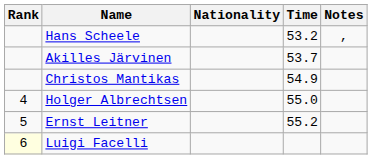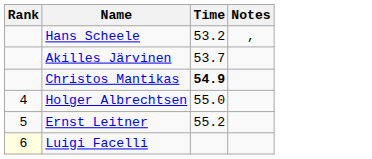- column: (237, 15)
(302, 79) normal -> (209, 79) bold
